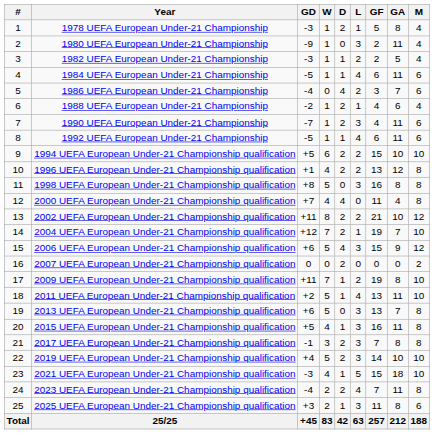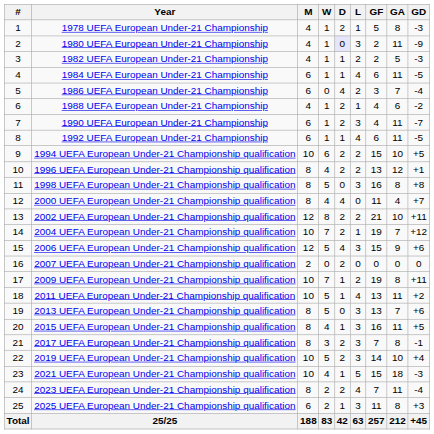columns swapped: (419, 12) <-> (309, 12)
(343, 43) no background -> (342, 43) lavender background
